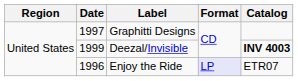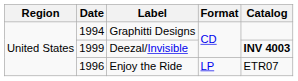(92, 31) 1997 -> (92, 31) 1994
(207, 66) lavender background -> (207, 66) no background
